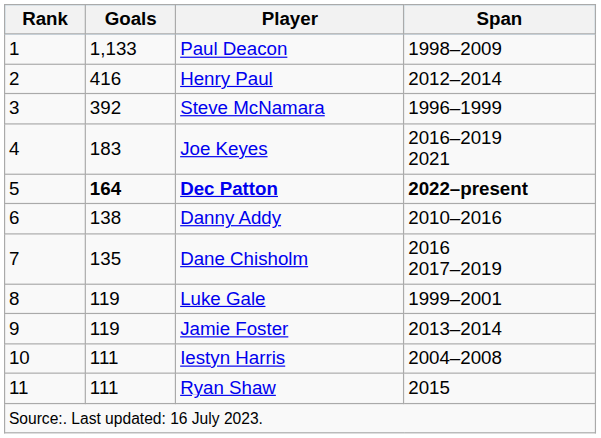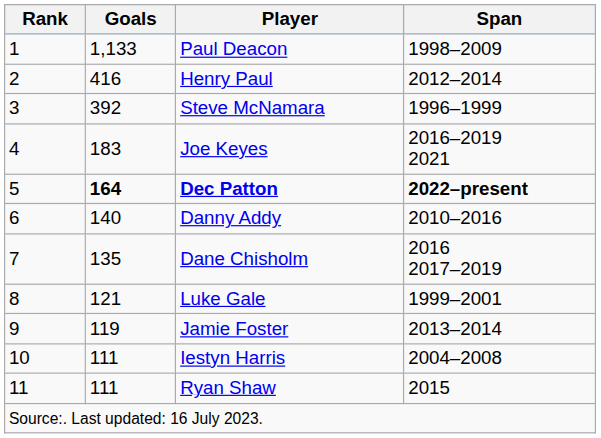(105, 218) 138 -> (105, 218) 140
(105, 298) 119 -> (105, 298) 121
